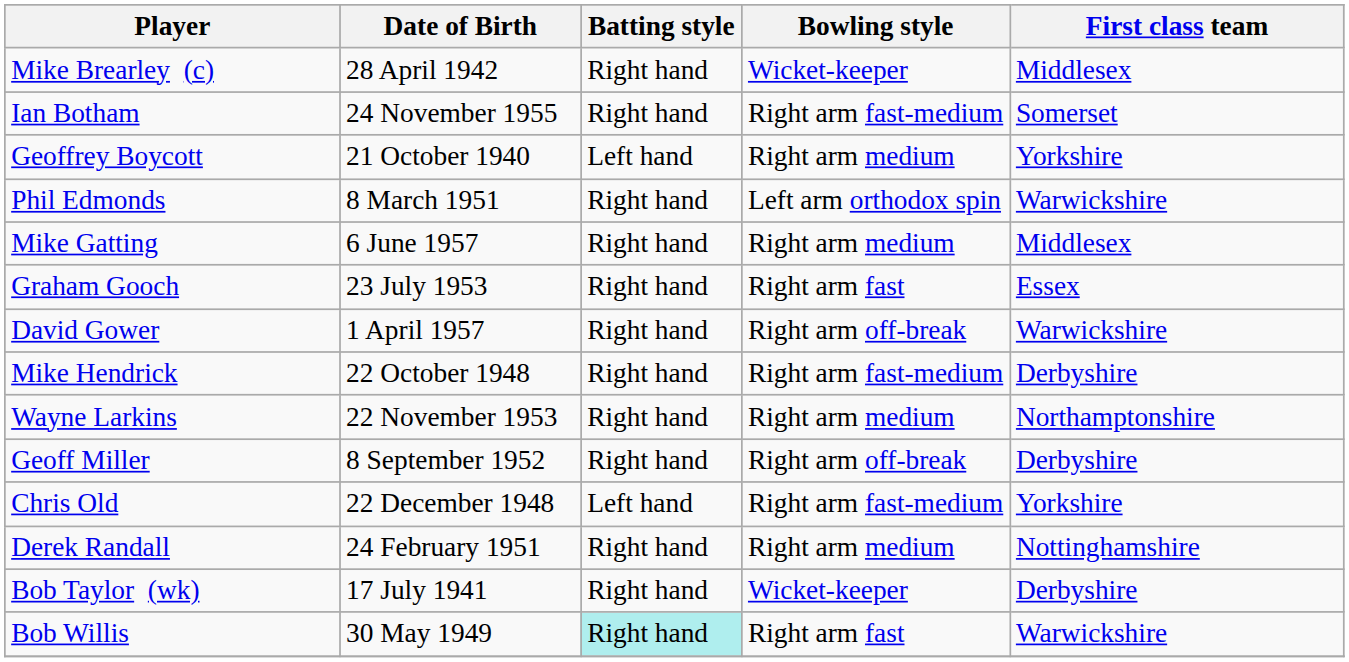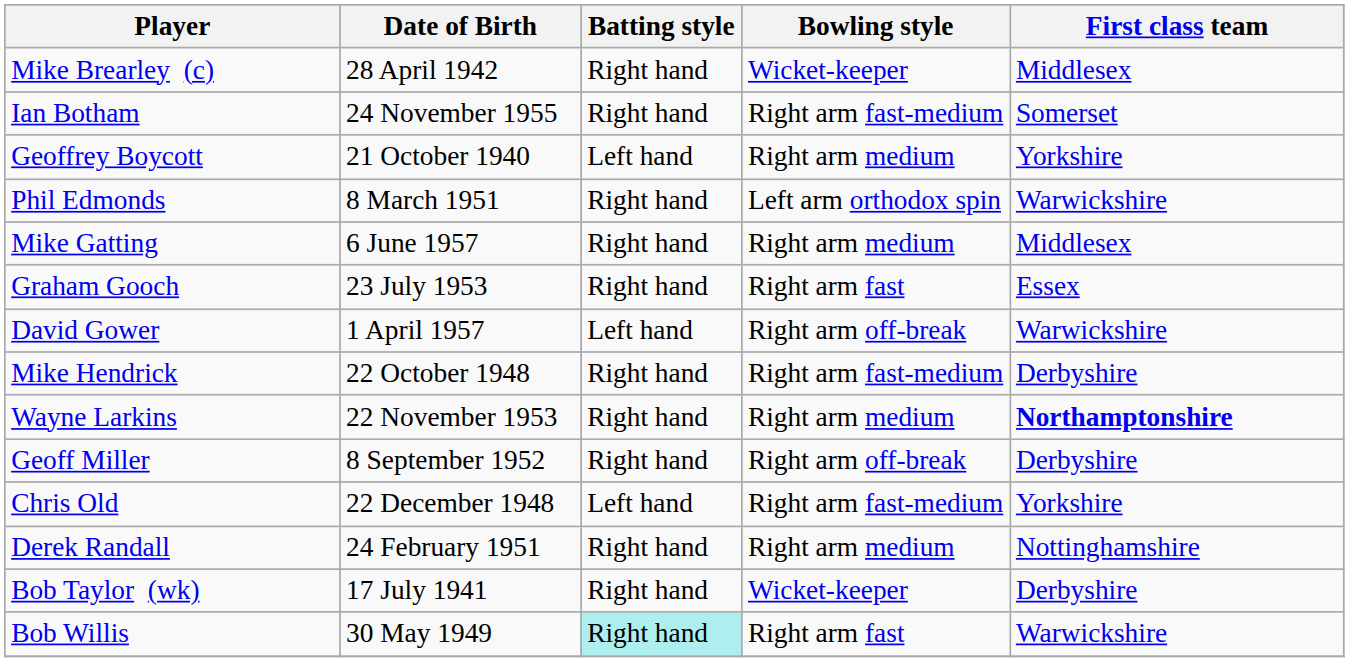(648, 329) Right hand -> (640, 329) Left hand
(1115, 416) normal -> (1124, 416) bold
